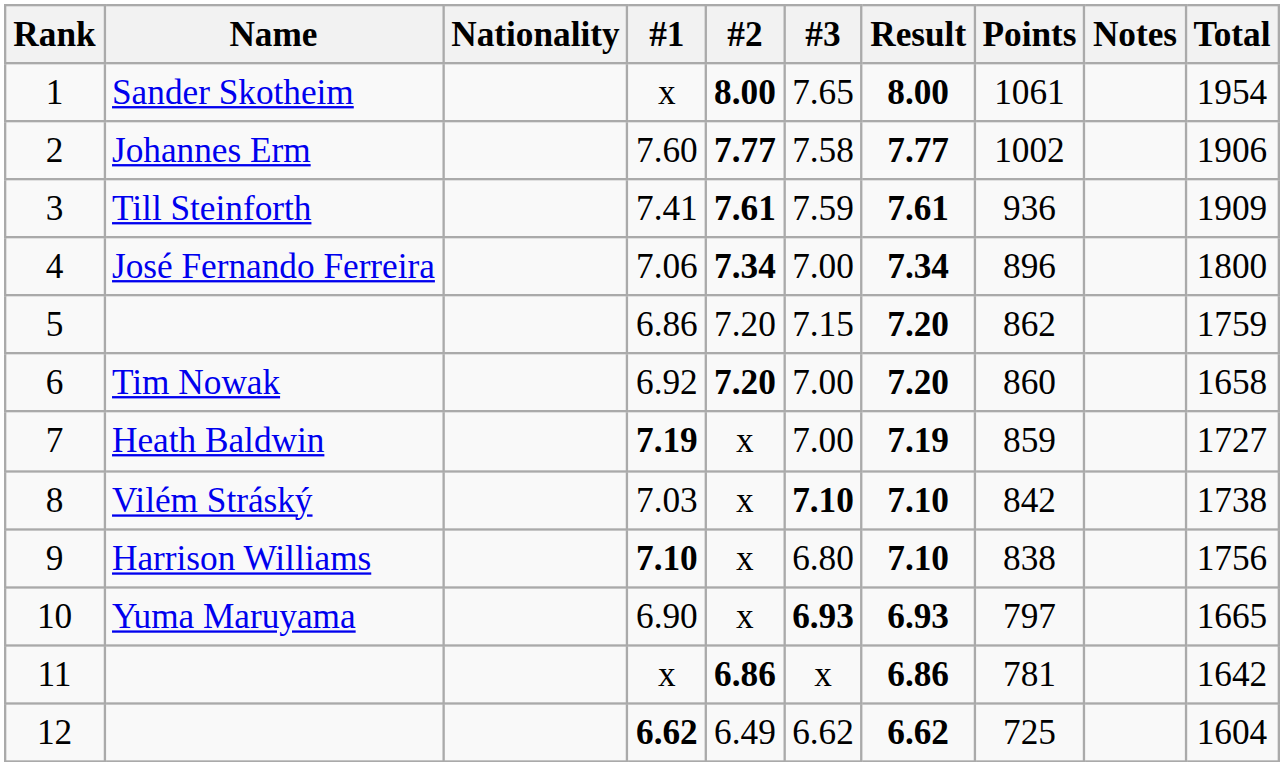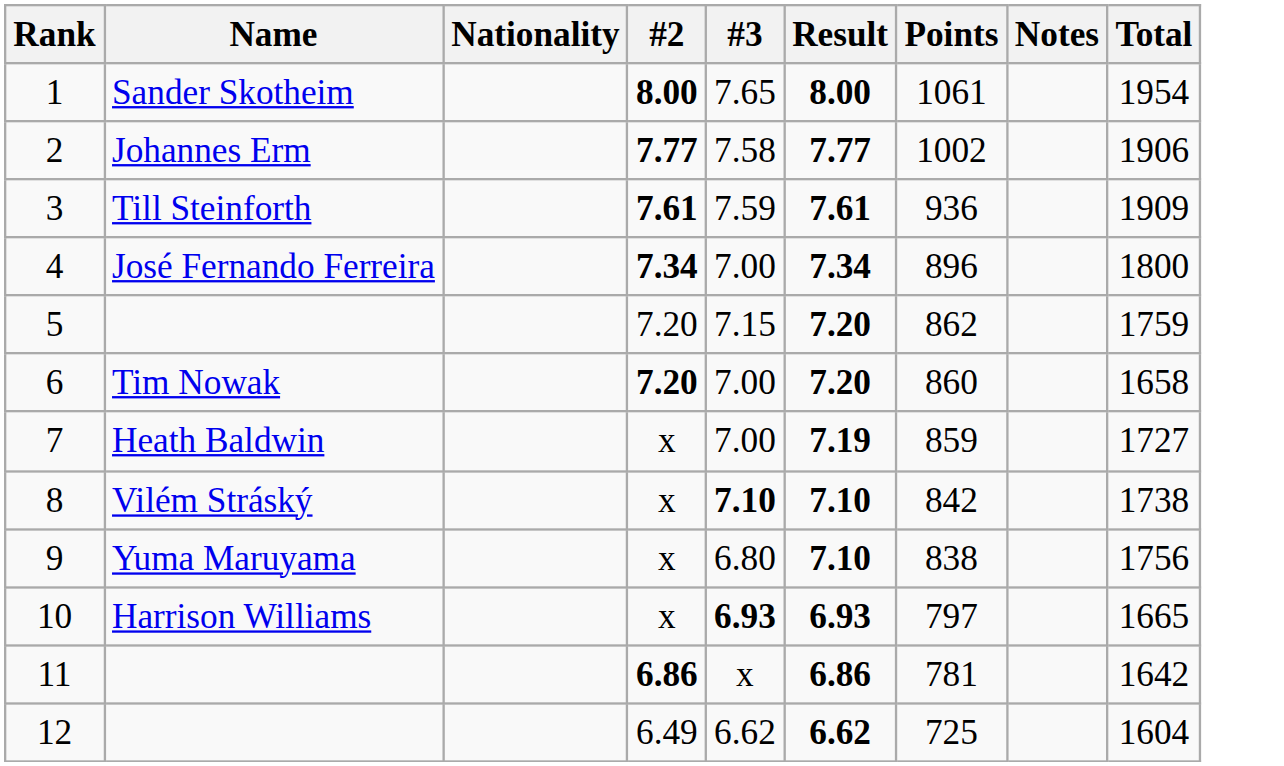- column: (667, 33)
(242, 557) Harrison Williams -> (234, 557) Yuma Maruyama
(234, 615) Yuma Maruyama -> (242, 615) Harrison Williams
